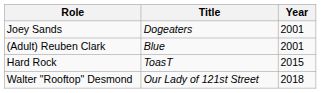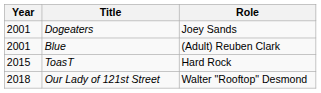columns swapped: (297, 12) <-> (73, 12)
